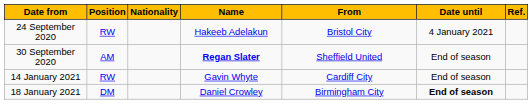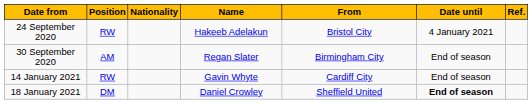(231, 57) bold -> (231, 57) normal
(349, 57) Sheffield United -> (349, 57) Birmingham City
(349, 92) Birmingham City -> (349, 92) Sheffield United
